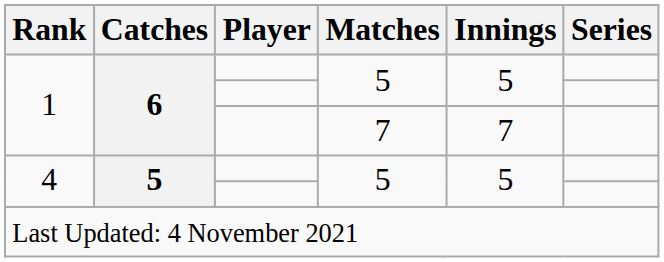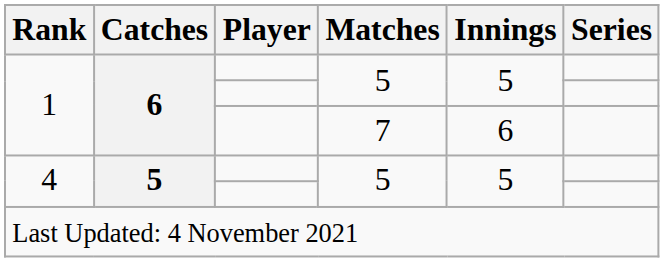(505, 130) 7 -> (505, 130) 6
